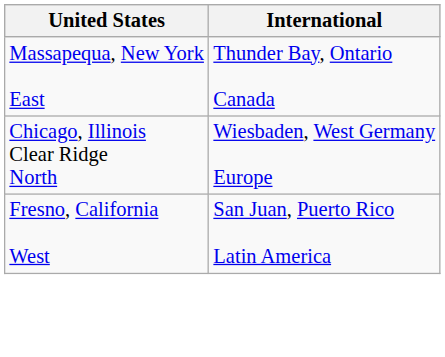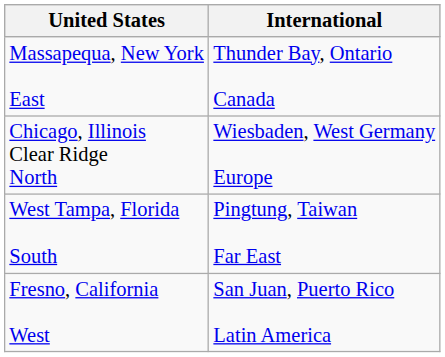+ row: (94, 233)
